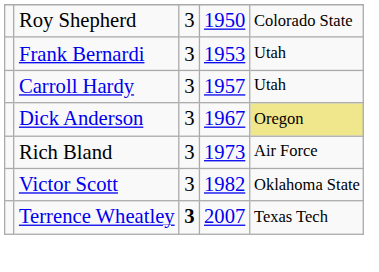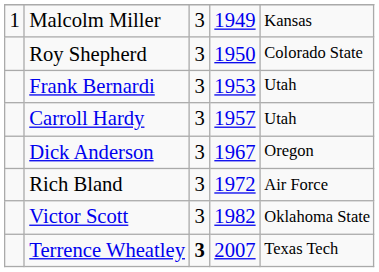+ row: (95, 20)
(279, 119) khaki background -> (289, 151) no background
(225, 151) 1973 -> (235, 184) 1972
